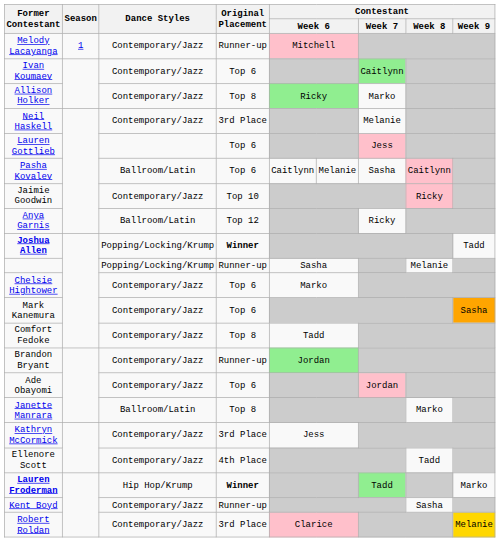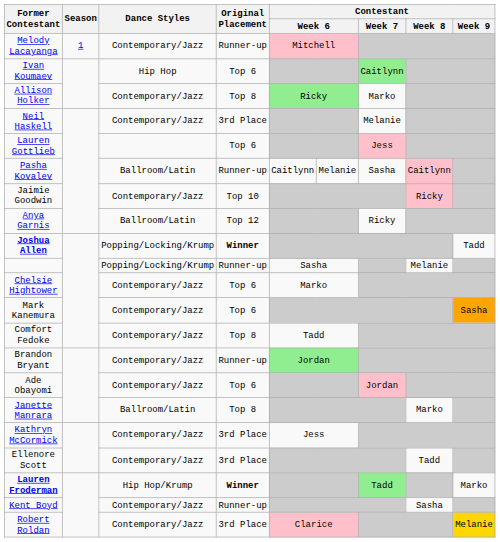(158, 71) Contemporary/Jazz -> (158, 71) Hip Hop
(243, 171) Top 6 -> (243, 171) Runner-up
(243, 460) 4th Place -> (243, 460) 3rd Place
